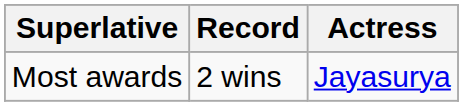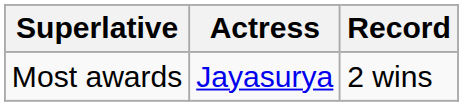columns swapped: (382, 28) <-> (248, 28)
